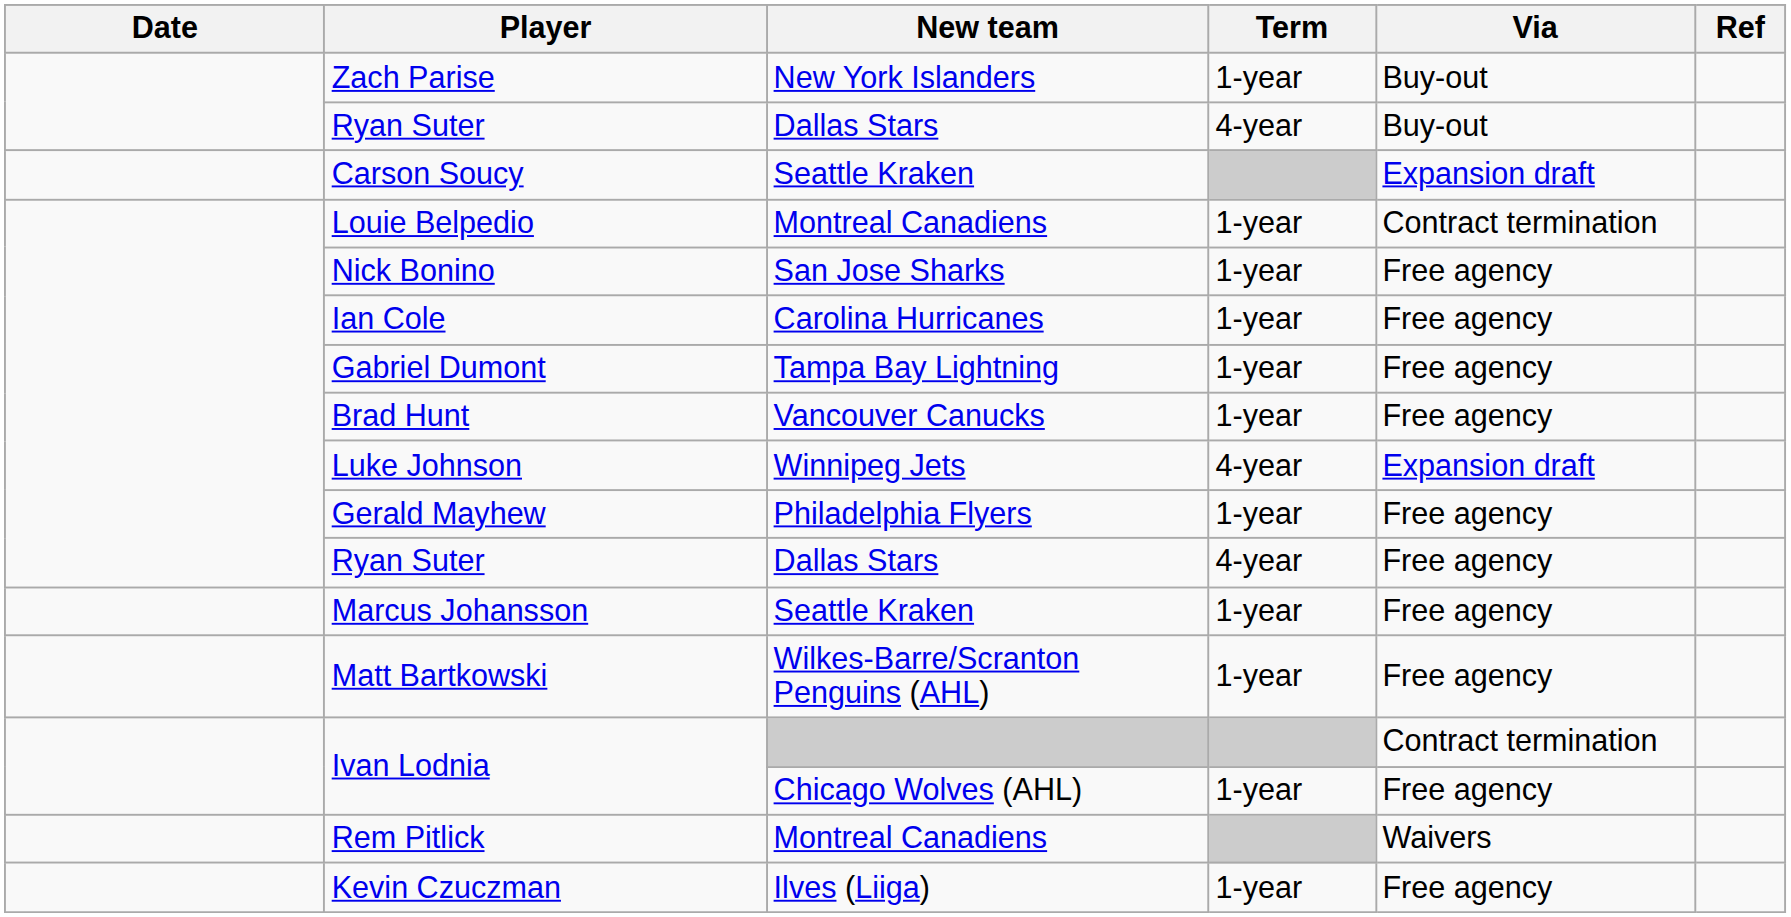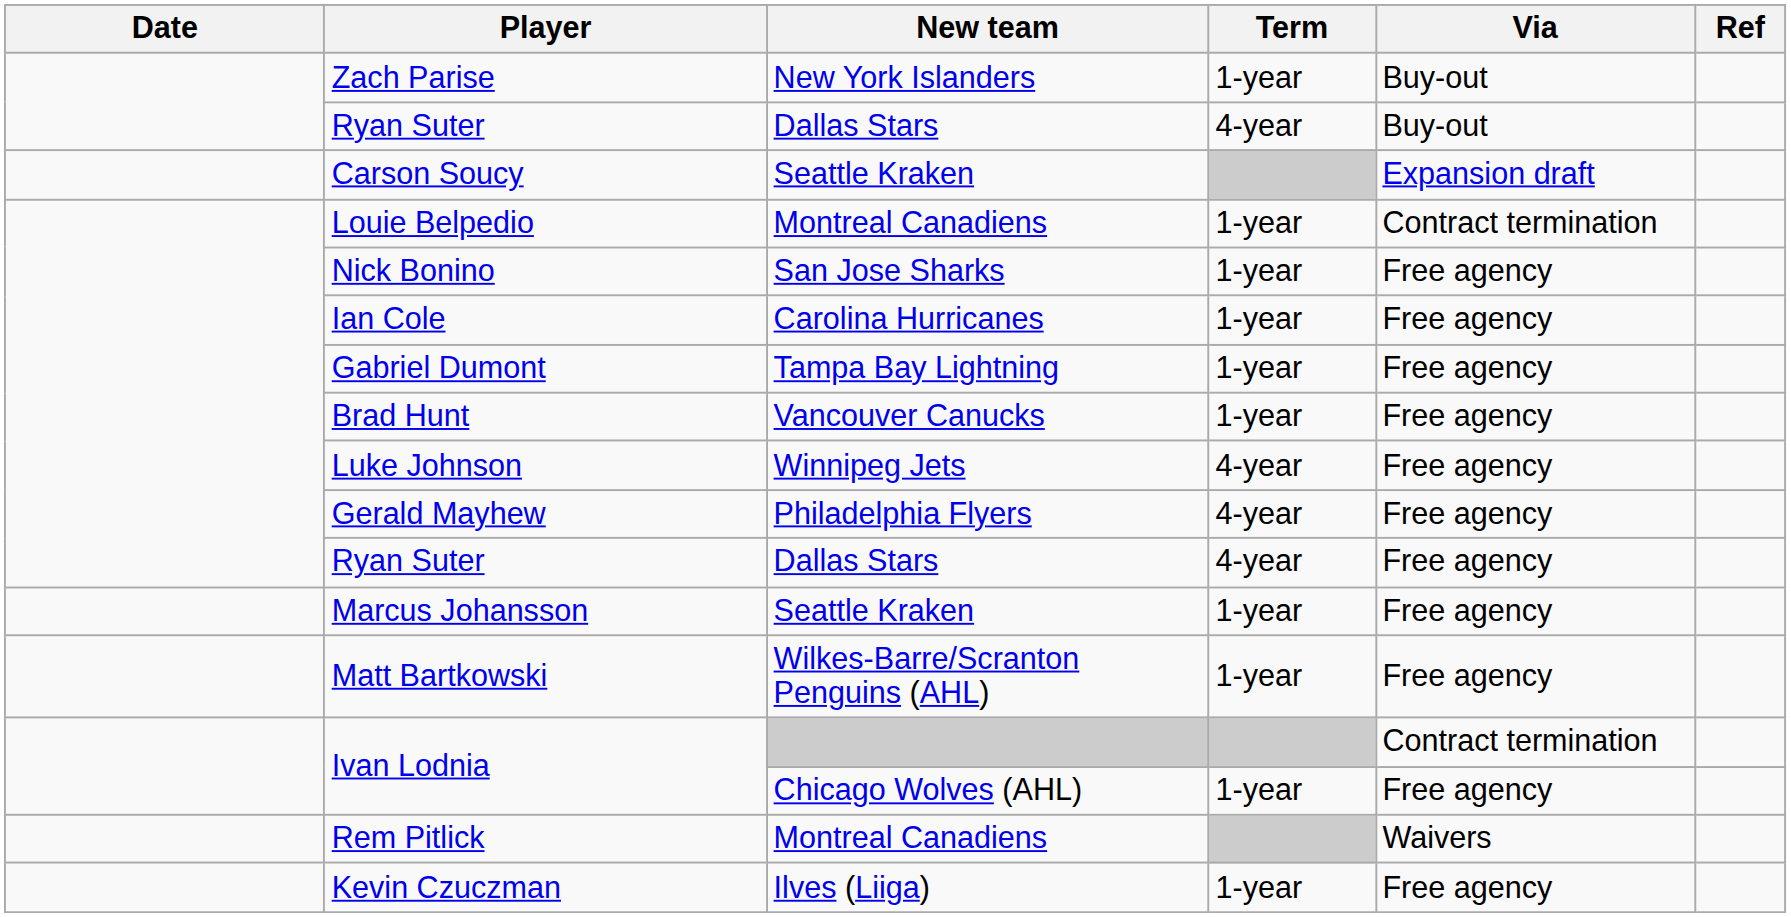(1489, 464) Expansion draft -> (1467, 464) Free agency
(1259, 513) 1-year -> (1259, 513) 4-year
